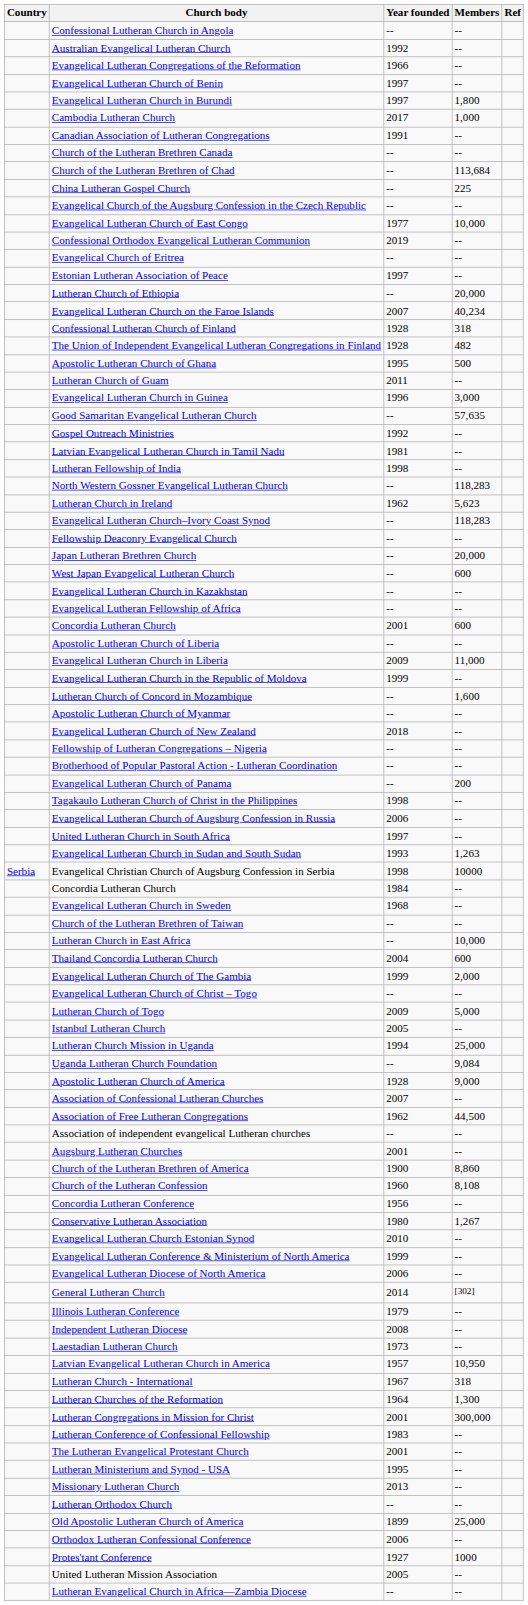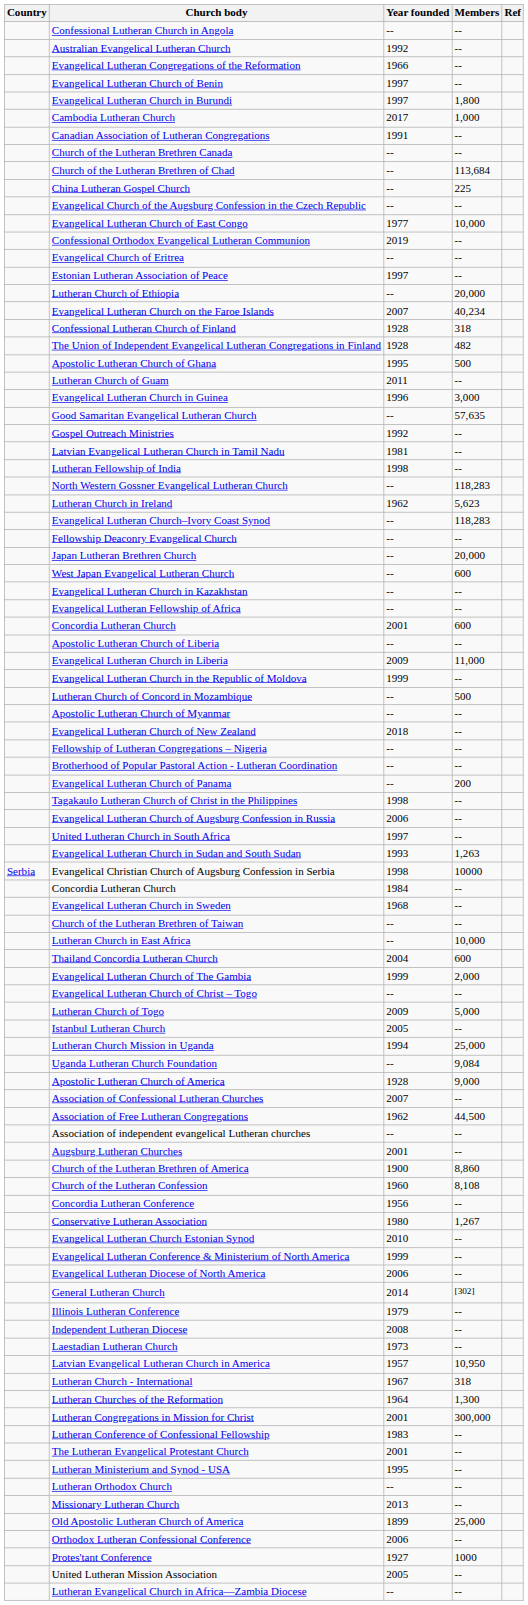(467, 696) 1,600 -> (463, 696) 500
rows swapped: (112, 1504) <-> (116, 1486)
